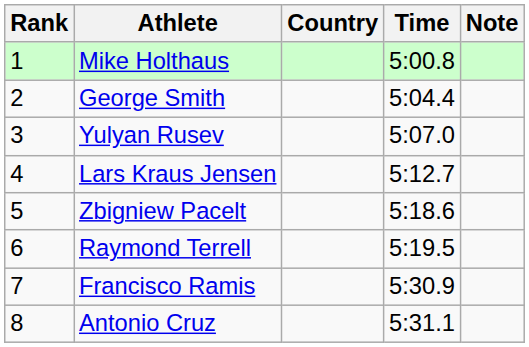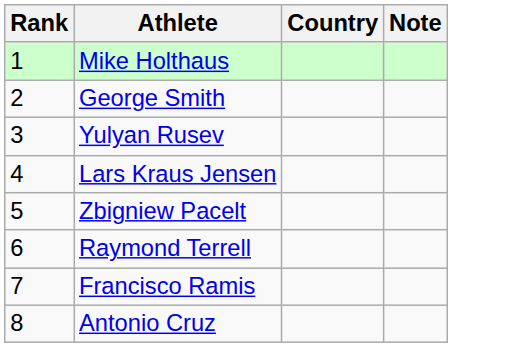- column: (422, 23)
